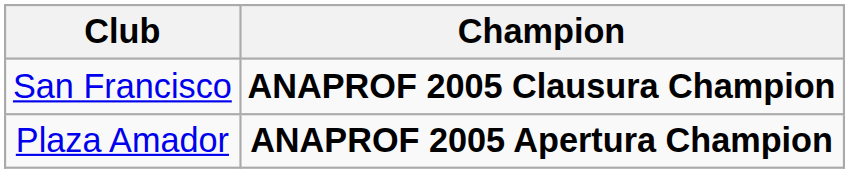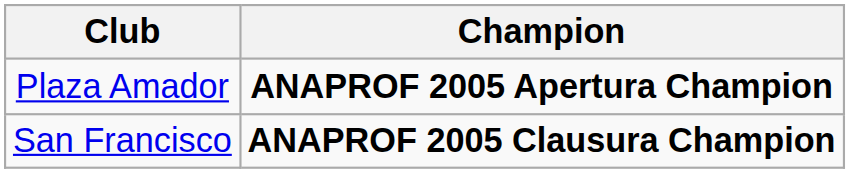rows swapped: (122, 140) <-> (122, 85)
